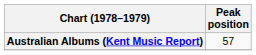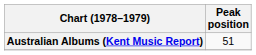(228, 41) 57 -> (228, 41) 51
